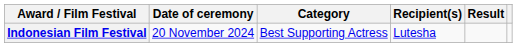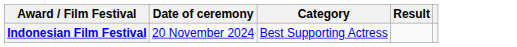- column: (428, 14)
